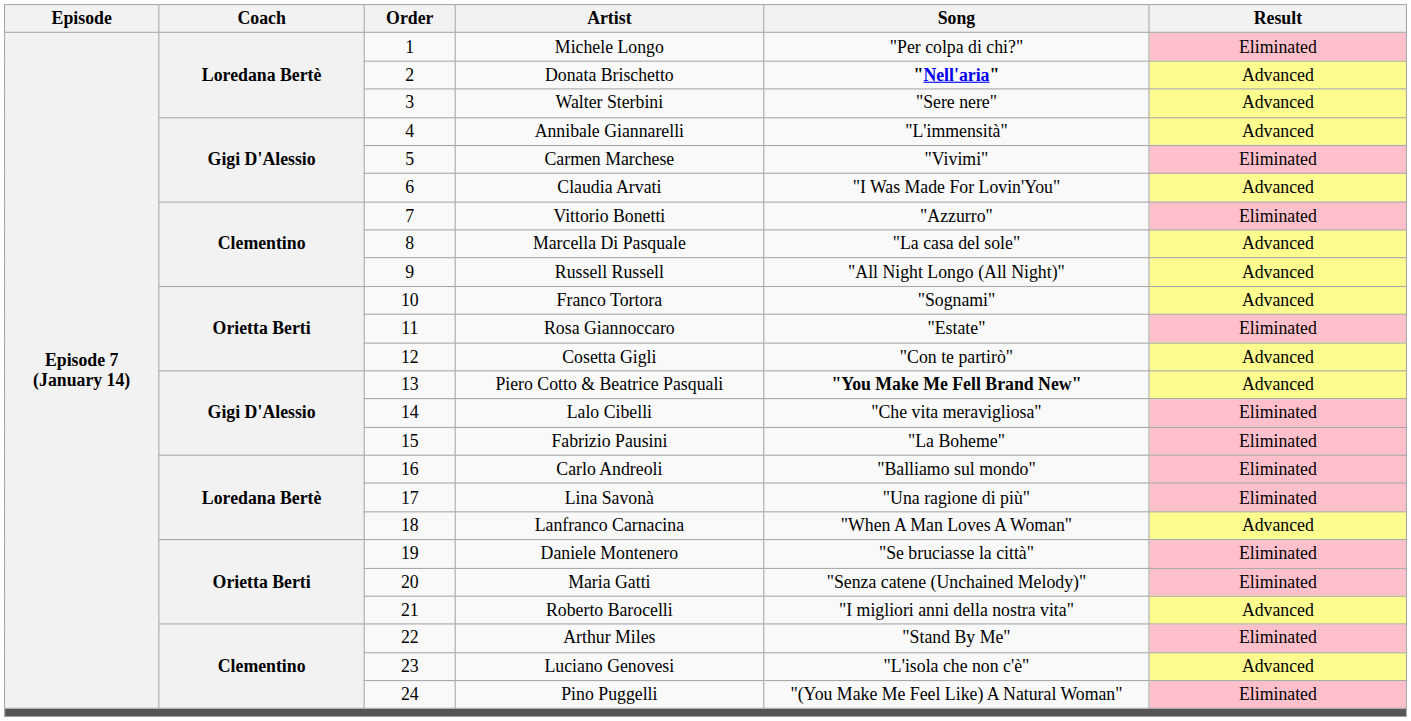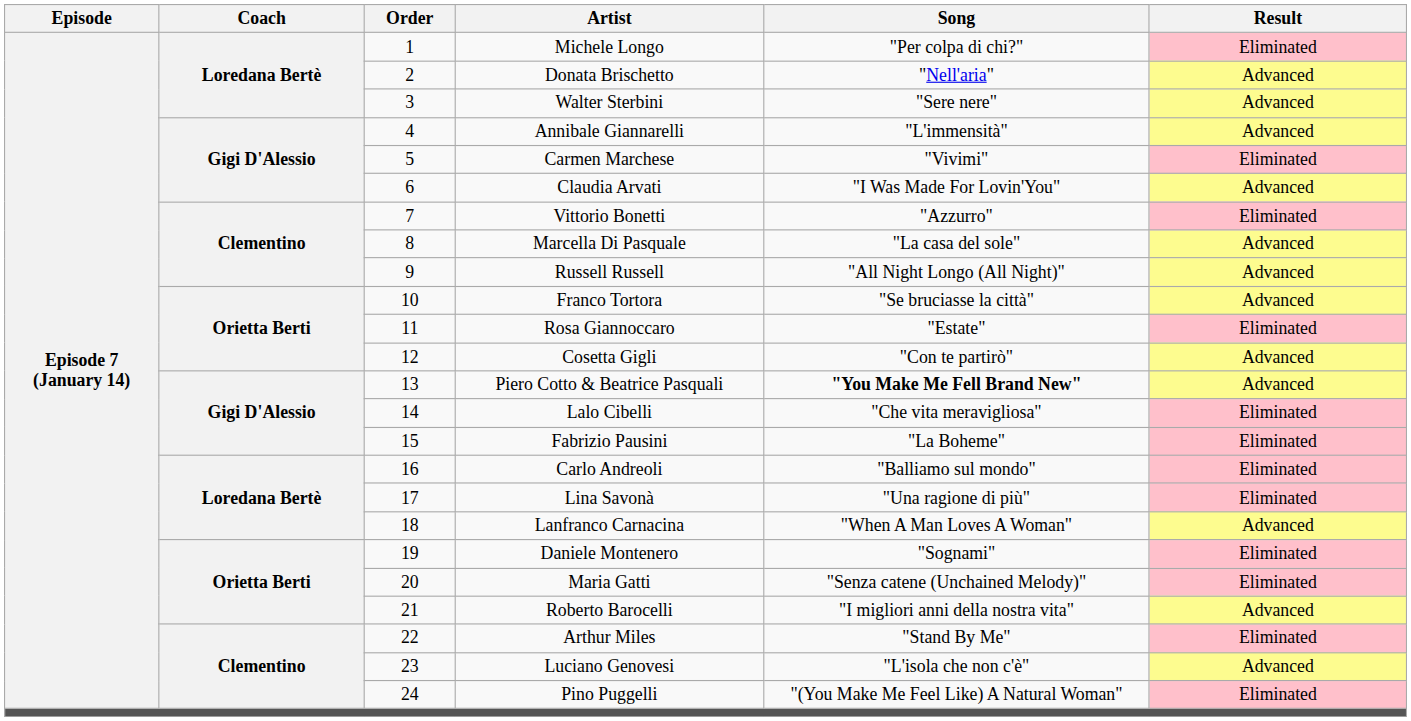(956, 74) bold -> (956, 74) normal
(956, 300) "Sognami" -> (956, 300) "Se bruciasse la città"
(956, 553) "Se bruciasse la città" -> (956, 553) "Sognami"
